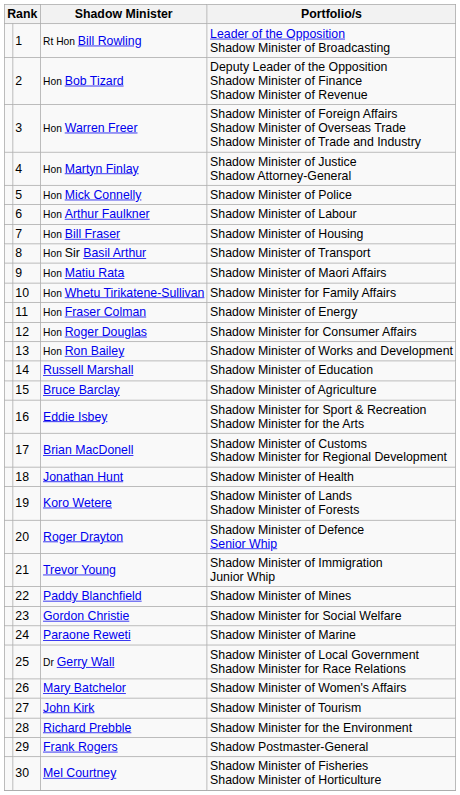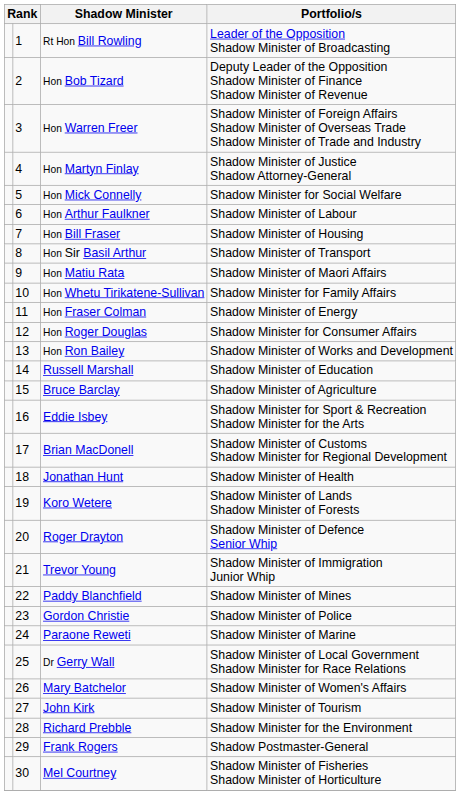(281, 195) Shadow Minister of Police -> (306, 195) Shadow Minister for Social Welfare
(306, 616) Shadow Minister for Social Welfare -> (281, 616) Shadow Minister of Police
